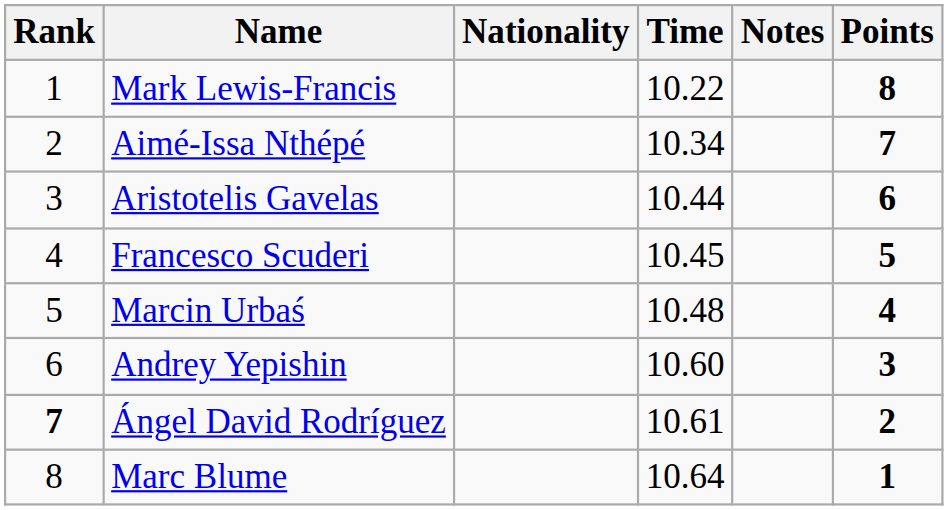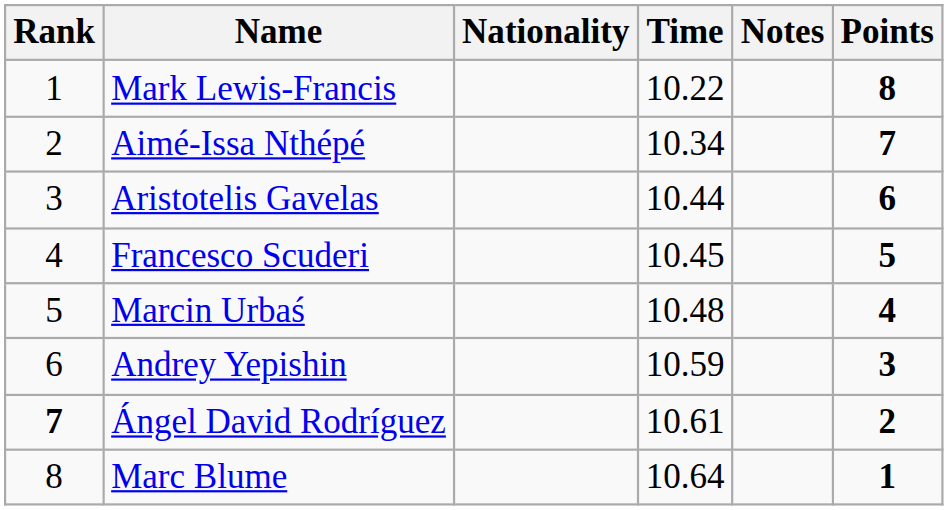(685, 365) 10.60 -> (685, 365) 10.59
